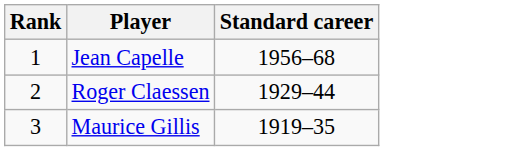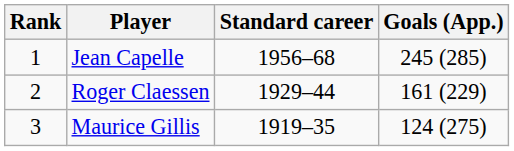+ column: (443, 22)
